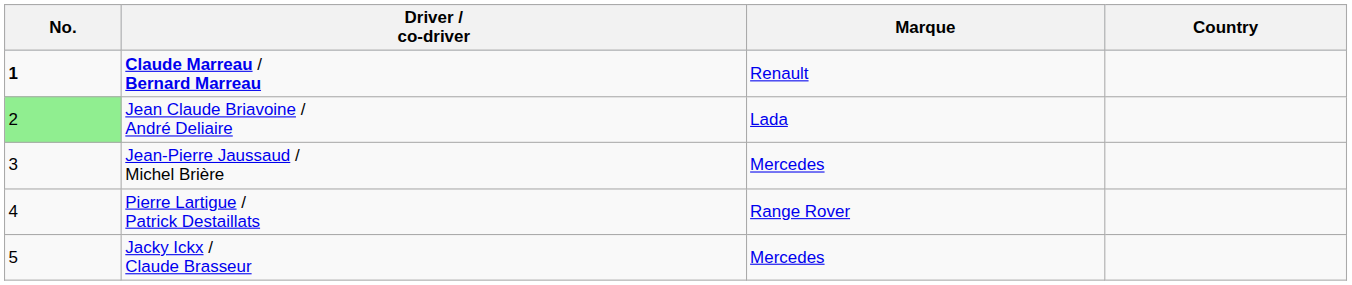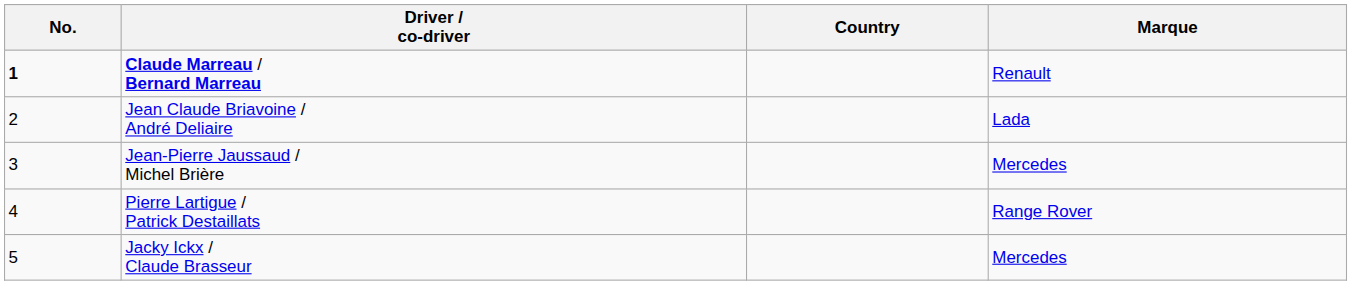columns swapped: (1226, 27) <-> (925, 27)
(13, 119) lightgreen background -> (13, 119) no background
